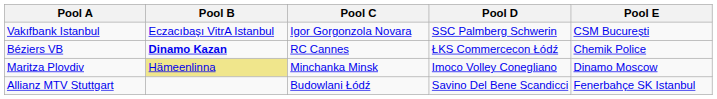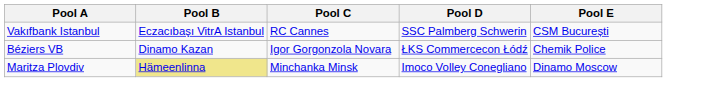(351, 31) Igor Gorgonzola Novara -> (299, 31) RC Cannes
(188, 49) bold -> (176, 49) normal
(320, 49) RC Cannes -> (331, 49) Igor Gorgonzola Novara
- row: (60, 85)
